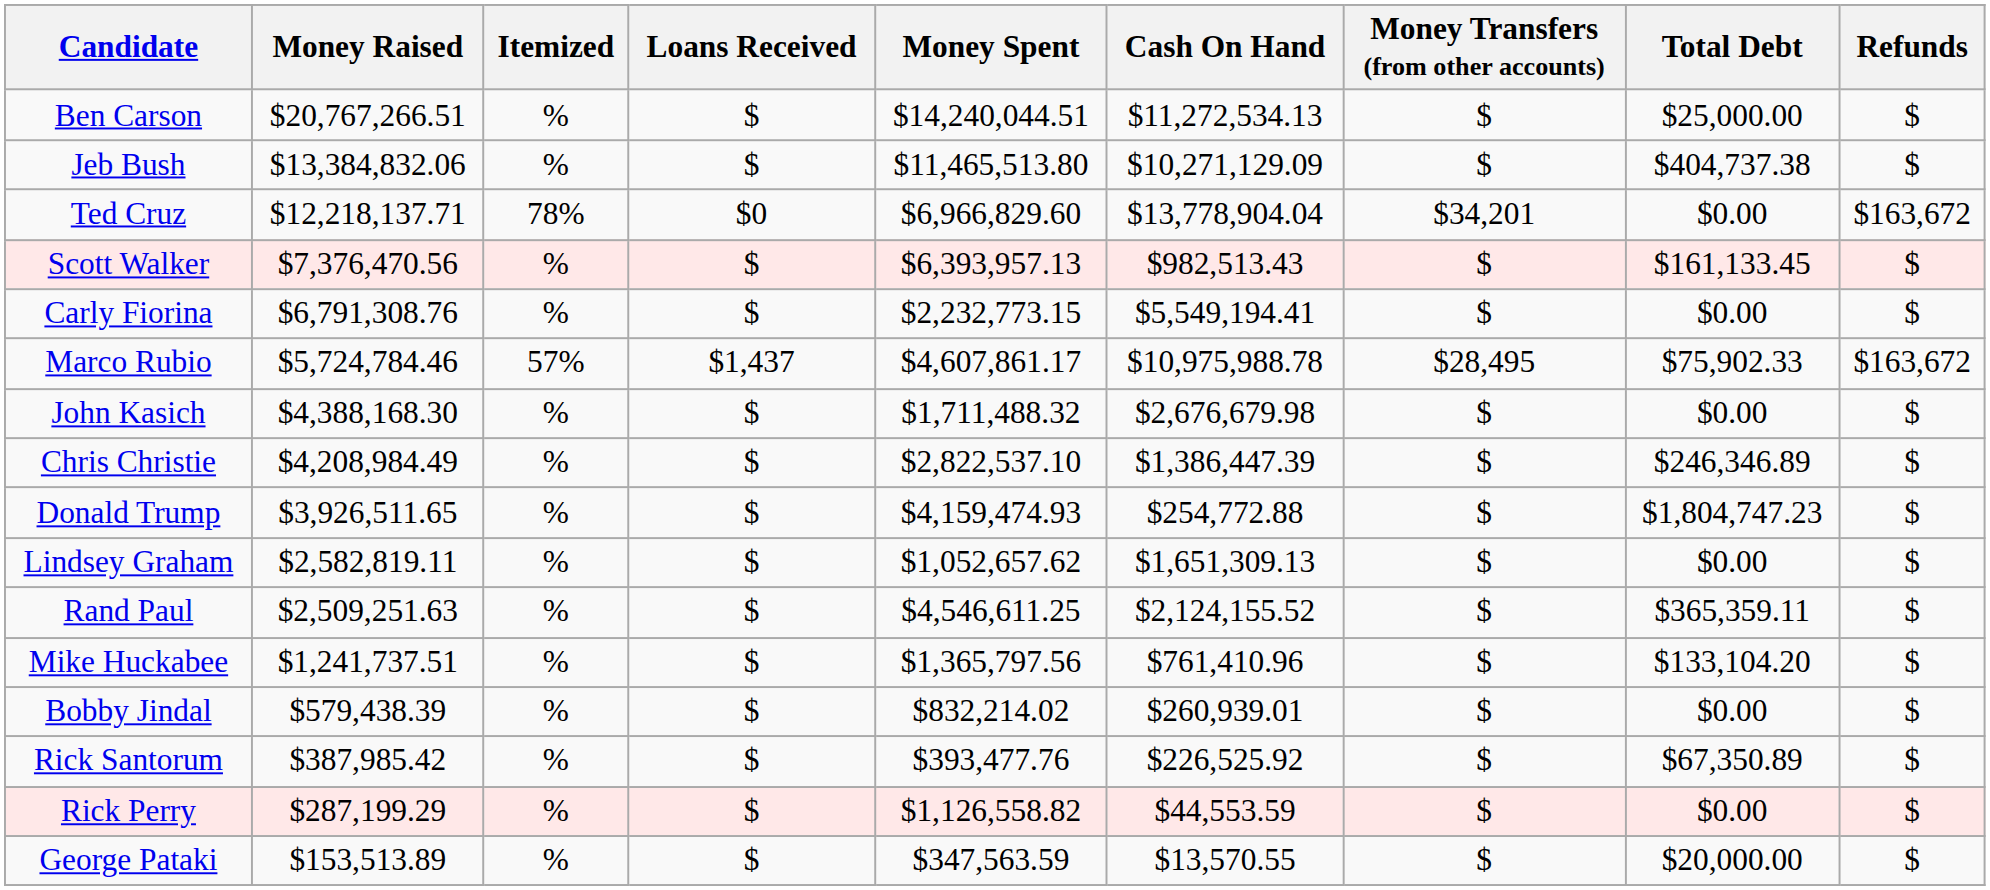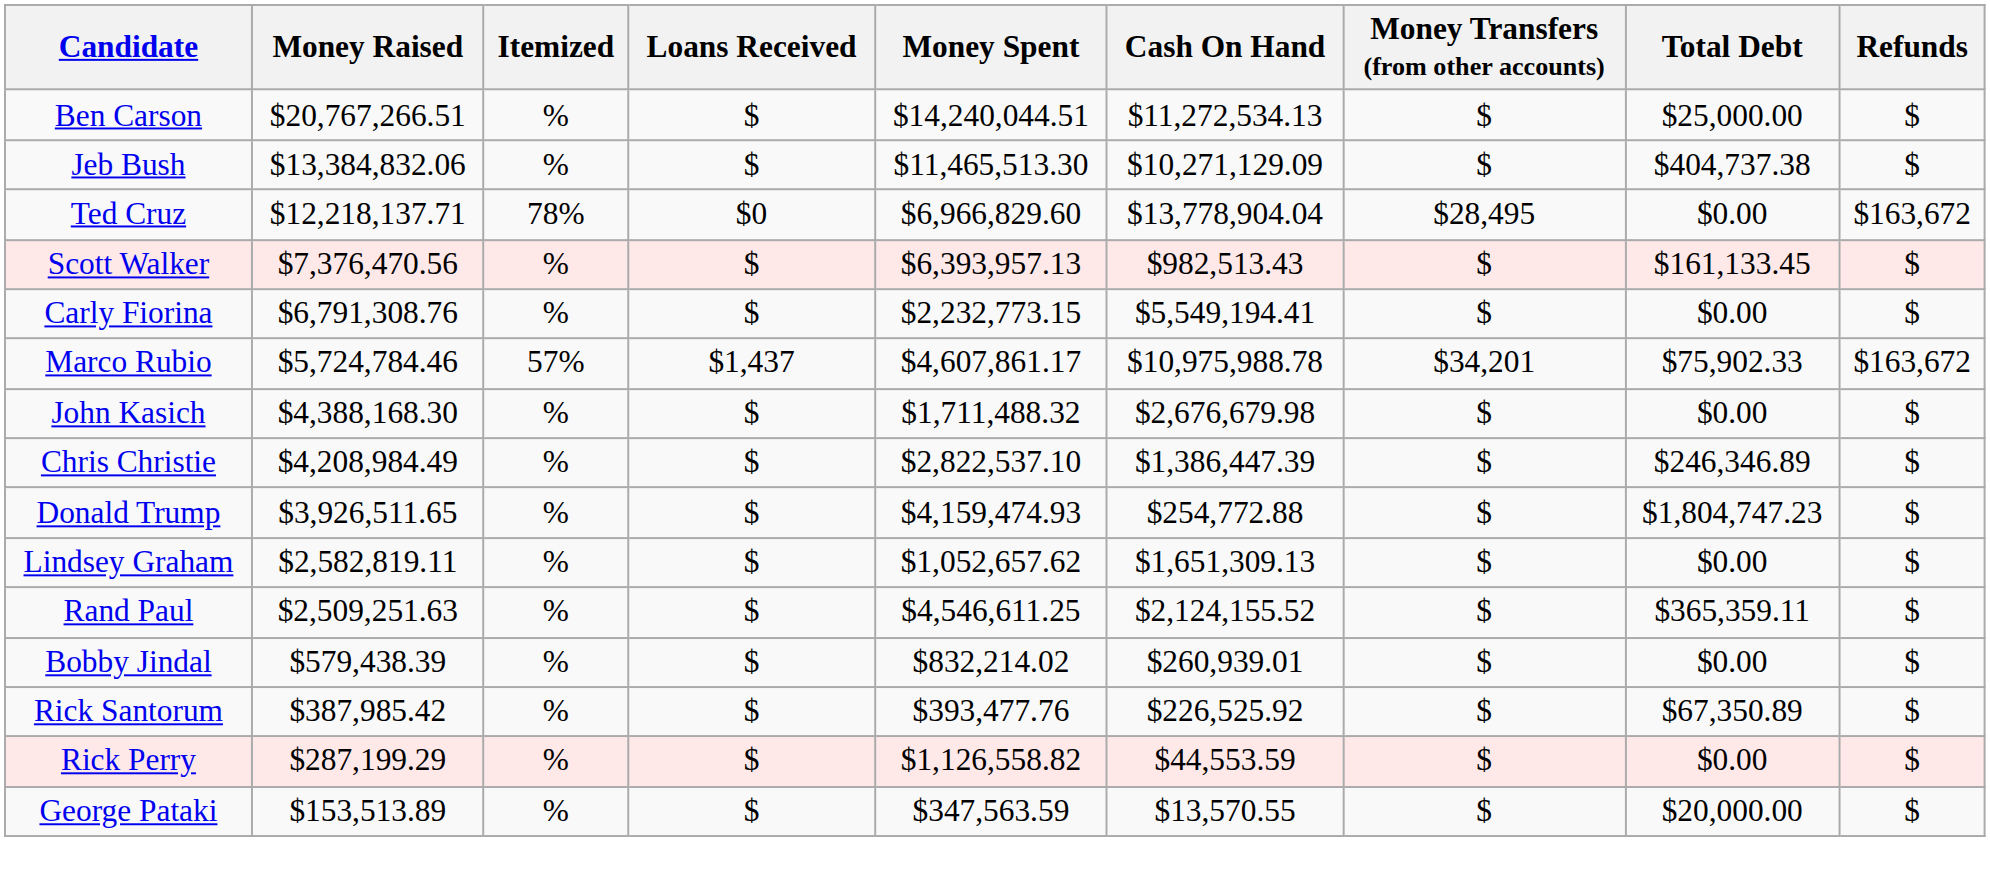(991, 164) $11,465,513.80 -> (991, 164) $11,465,513.30
(1484, 213) $34,201 -> (1484, 213) $28,495
(1484, 363) $28,495 -> (1484, 363) $34,201
- row: (128, 661)
